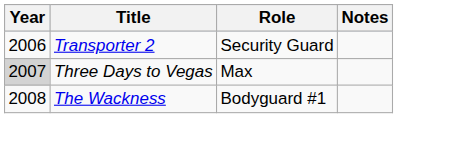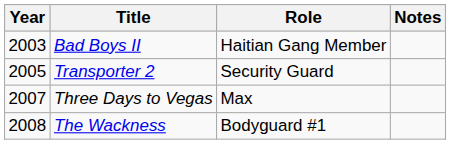+ row: (97, 44)
(27, 44) 2006 -> (27, 71) 2005
(27, 71) lightgrey background -> (27, 98) no background
